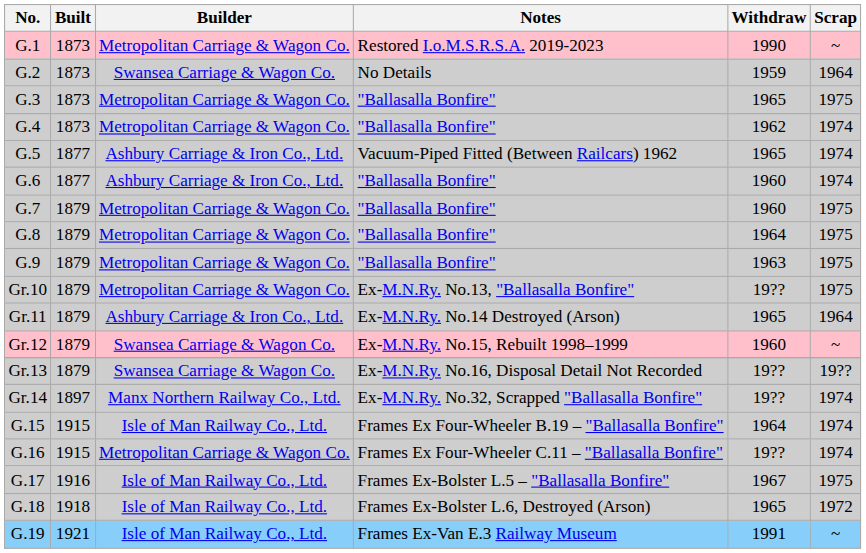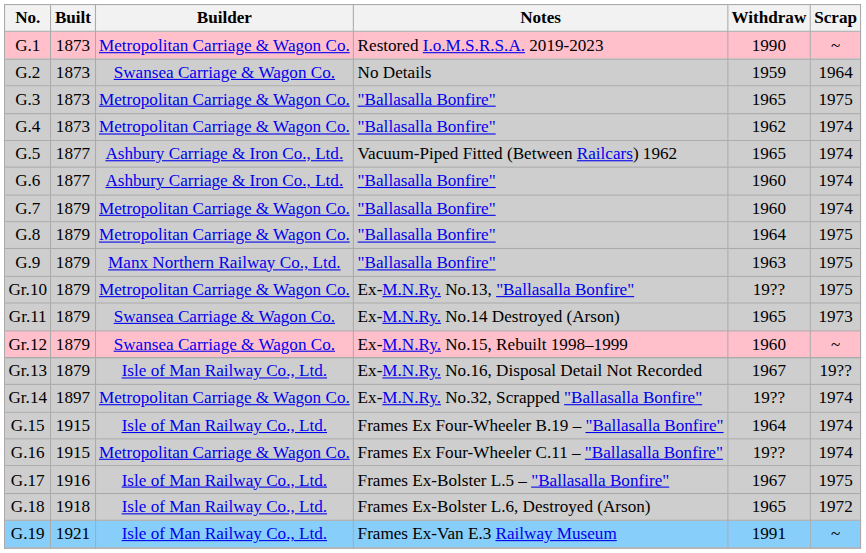(836, 208) 1975 -> (836, 208) 1974
(224, 262) Metropolitan Carriage & Wagon Co. -> (224, 262) Manx Northern Railway Co., Ltd.
(224, 316) Ashbury Carriage & Iron Co., Ltd. -> (224, 316) Swansea Carriage & Wagon Co.
(836, 316) 1964 -> (836, 316) 1973
(224, 371) Swansea Carriage & Wagon Co. -> (224, 371) Isle of Man Railway Co., Ltd.
(769, 371) 19?? -> (769, 371) 1967
(224, 398) Manx Northern Railway Co., Ltd. -> (224, 398) Metropolitan Carriage & Wagon Co.
